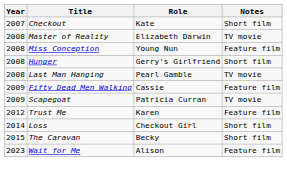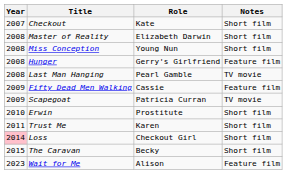(243, 36) TV movie -> (247, 36) Short film
(252, 49) Feature film -> (247, 49) Short film
(247, 62) Short film -> (252, 62) Feature film
+ row: (40, 112)
(16, 112) 2012 -> (16, 125) 2011
(252, 112) Feature film -> (247, 125) Short film
(16, 125) no background -> (16, 138) pink background
